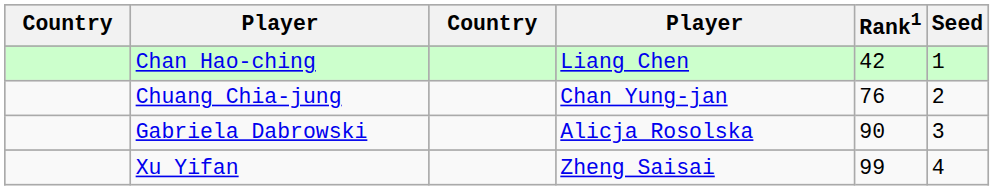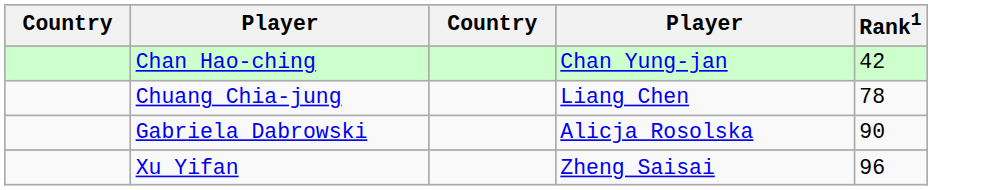- column: (957, 25)
(625, 63) Liang Chen -> (644, 63) Chan Yung-jan
(644, 98) Chan Yung-jan -> (625, 98) Liang Chen
(872, 98) 76 -> (872, 98) 78
(872, 168) 99 -> (872, 168) 96
